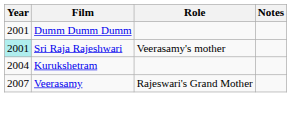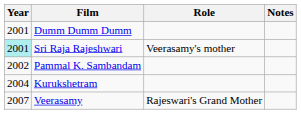+ row: (88, 65)
